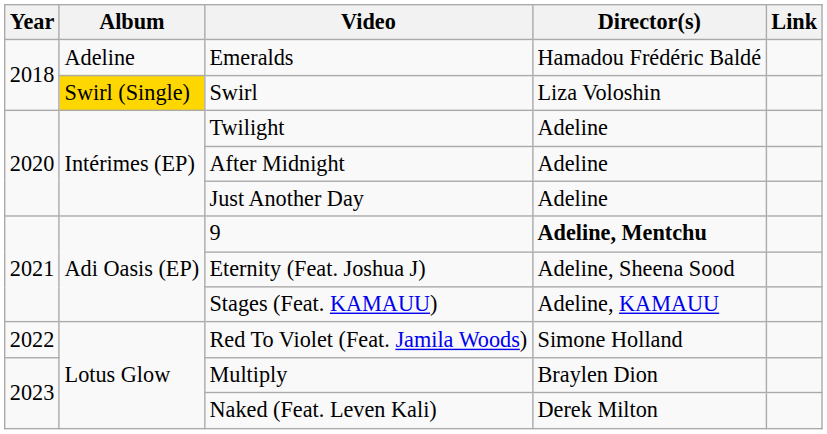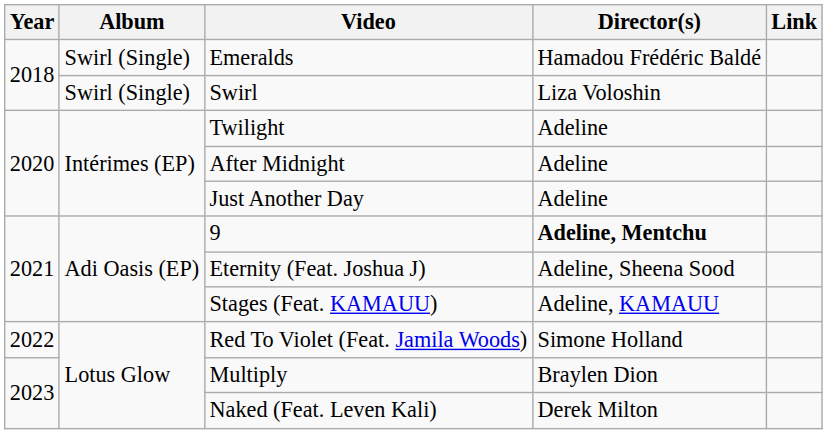(100, 57) Adeline -> (127, 57) Swirl (Single)
(127, 92) gold background -> (127, 92) no background
